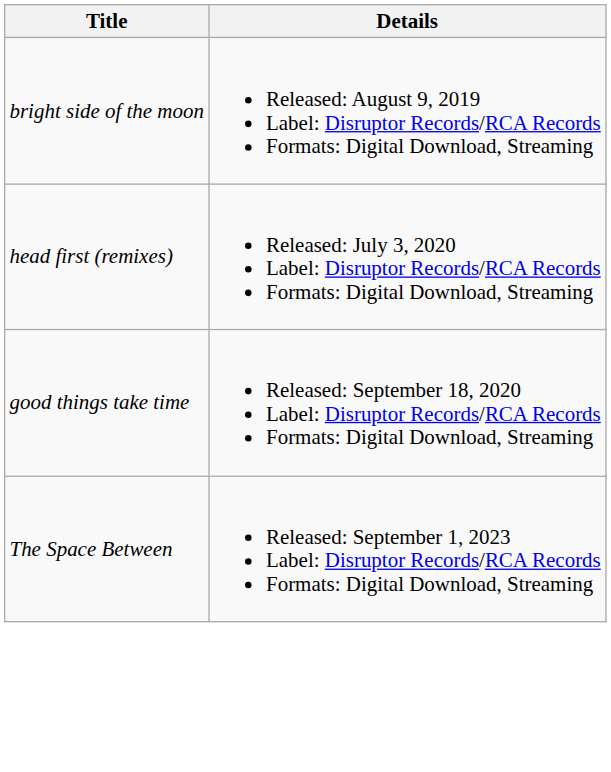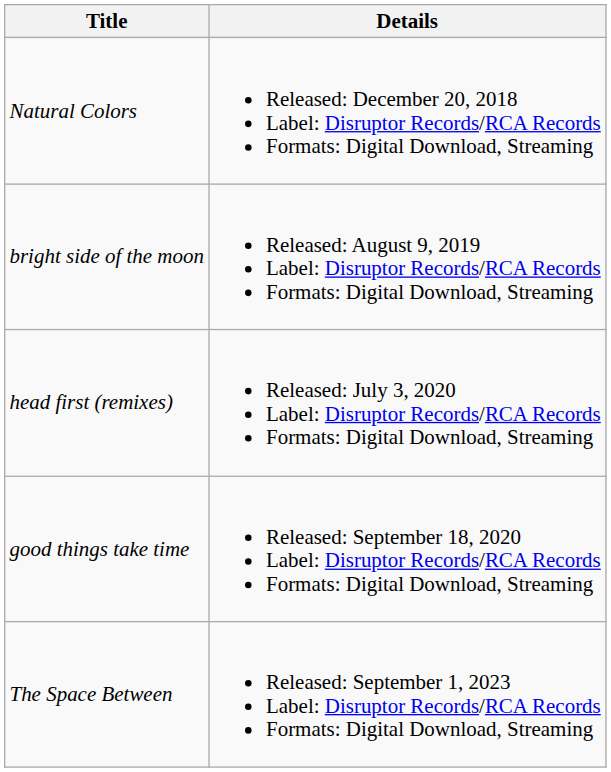+ row: (73, 110)
